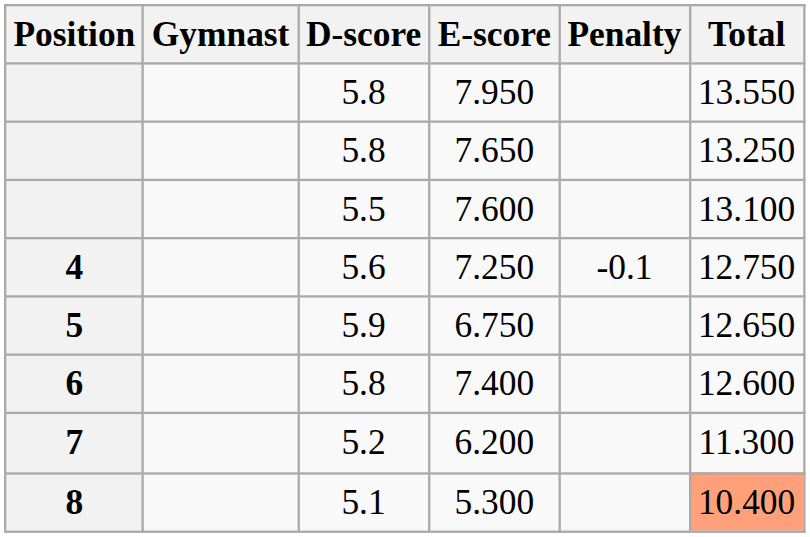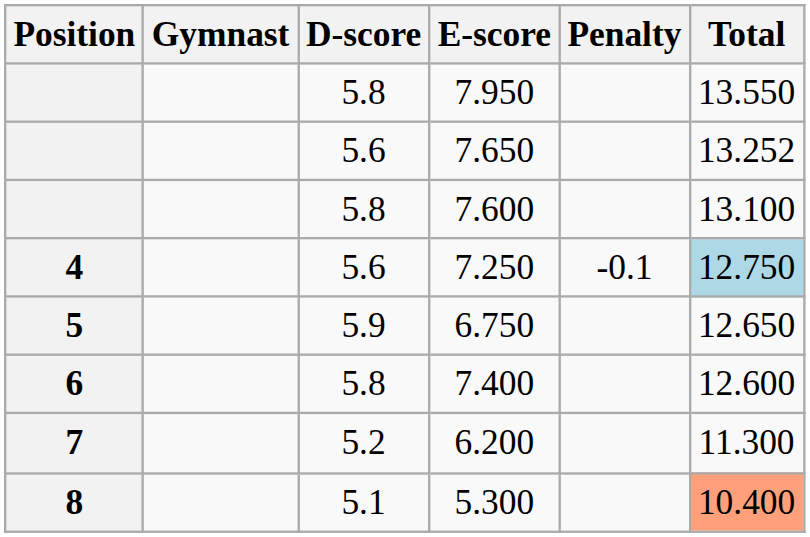(364, 150) 5.8 -> (364, 150) 5.6
(747, 150) 13.250 -> (747, 150) 13.252
(364, 209) 5.5 -> (364, 209) 5.8
(747, 267) no background -> (747, 267) lightblue background
